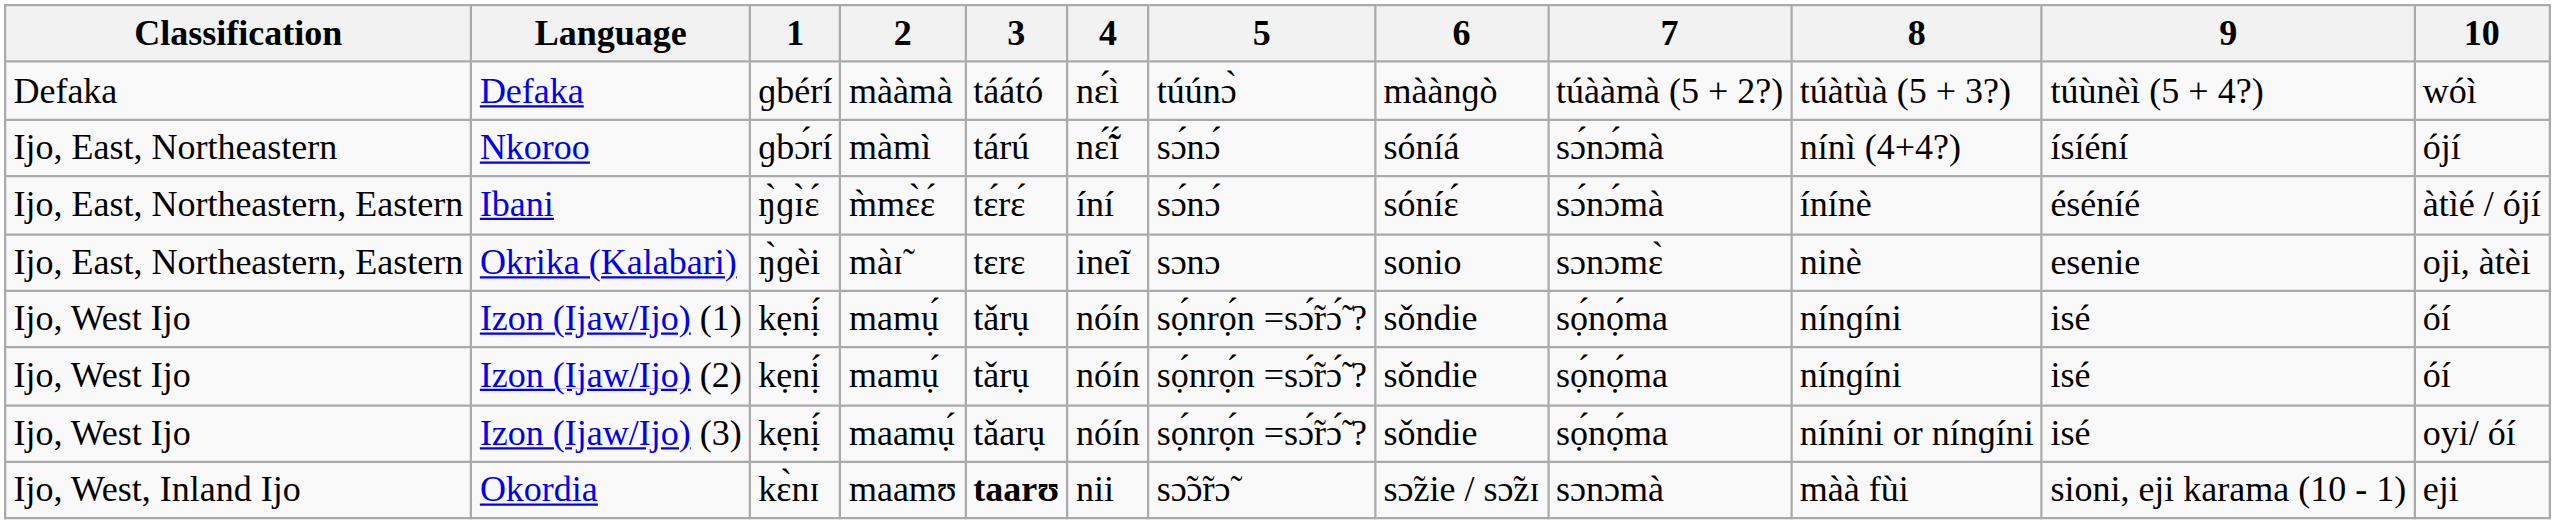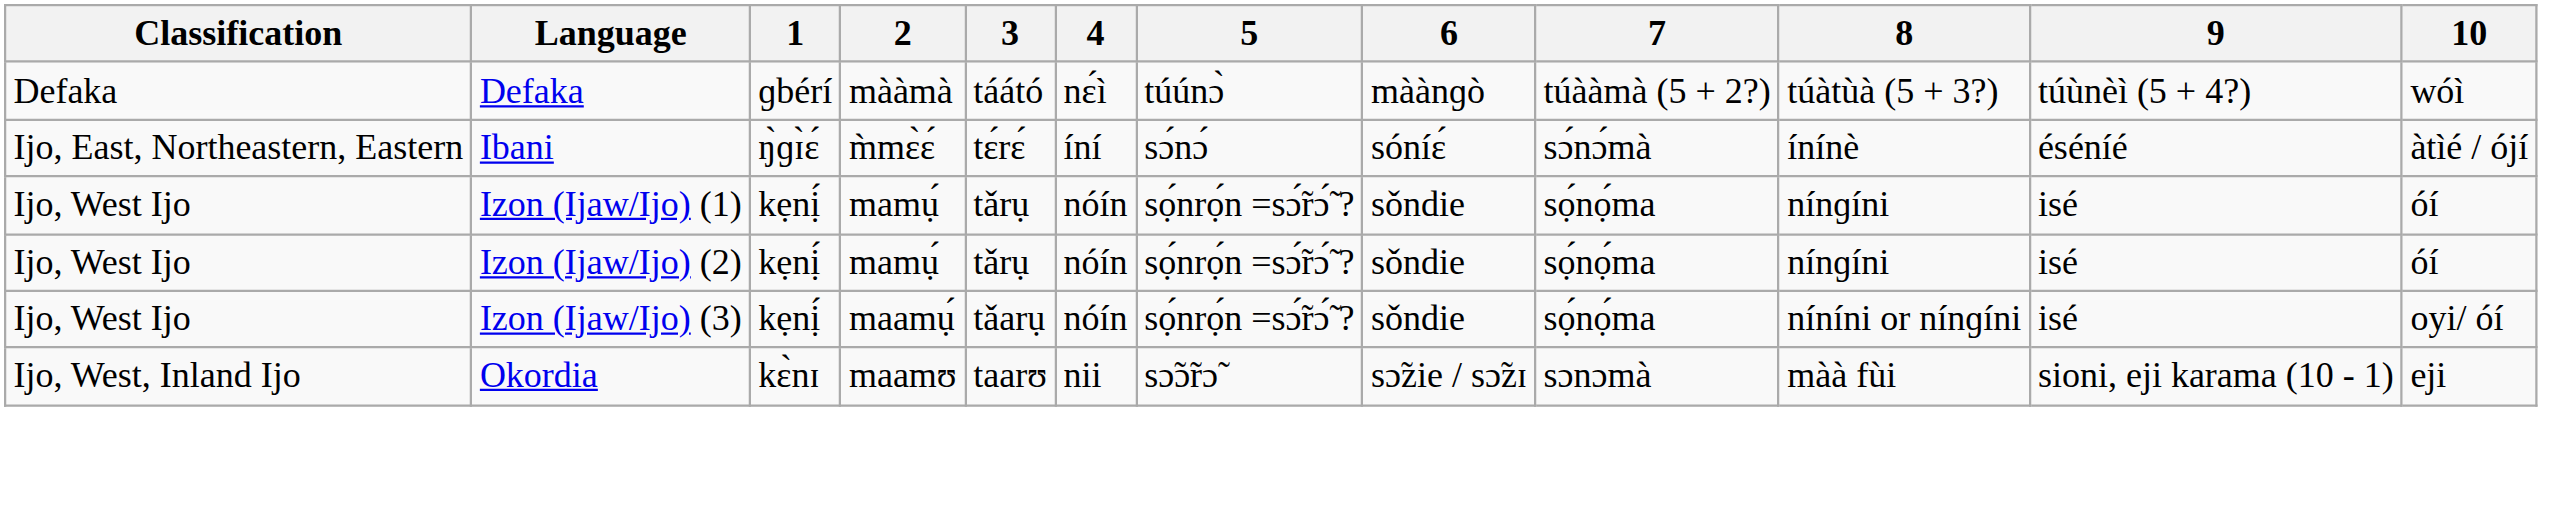- row: (535, 147)
- row: (608, 261)
(1016, 489) bold -> (1010, 375) normal
